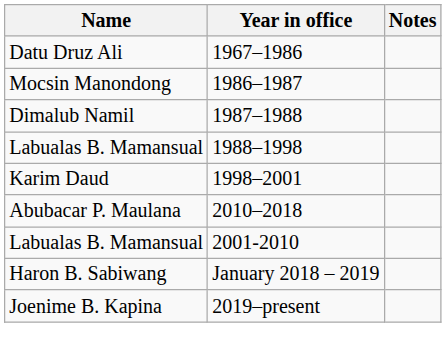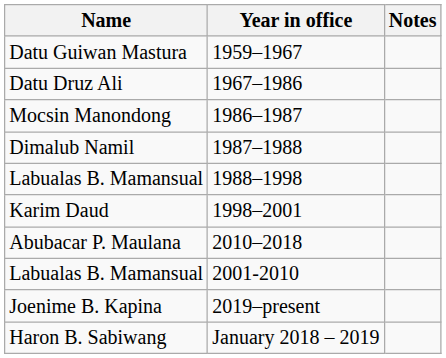+ row: (98, 52)
rows swapped: (88, 274) <-> (86, 305)
